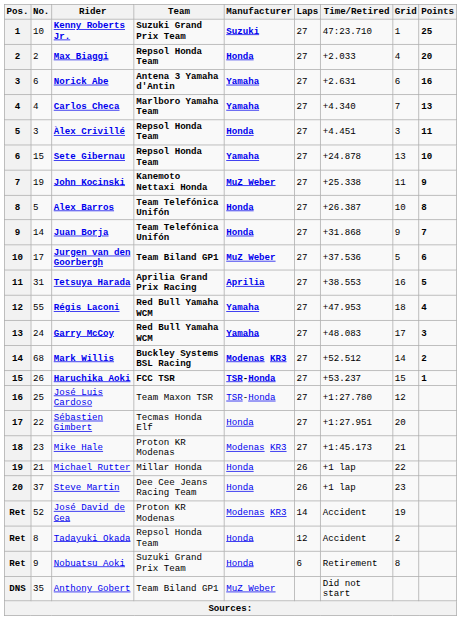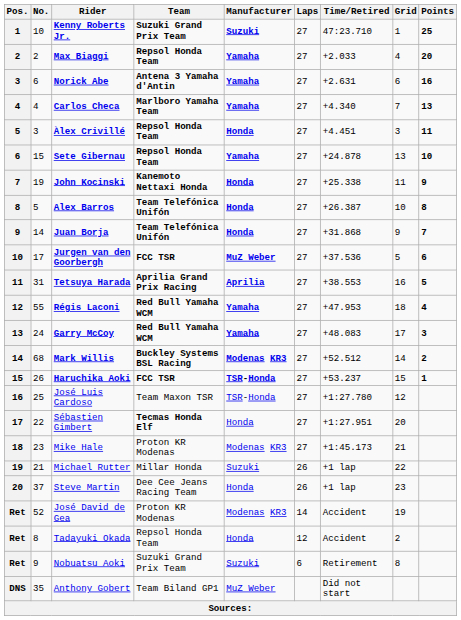(240, 57) Honda -> (243, 57) Yamaha
(251, 183) MuZ Weber -> (240, 183) Honda
(177, 258) Team Biland GP1 -> (155, 258) FCC TSR
(169, 423) normal -> (169, 423) bold
(240, 469) Honda -> (243, 469) Suzuki
(240, 564) Honda -> (243, 564) Suzuki
